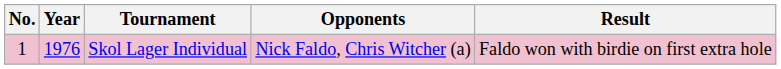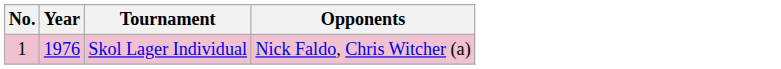- column: (625, 19)
